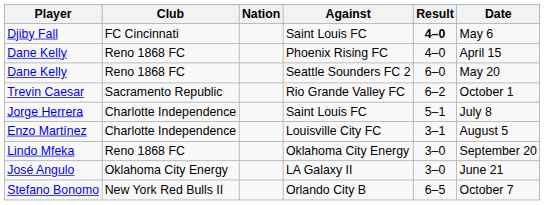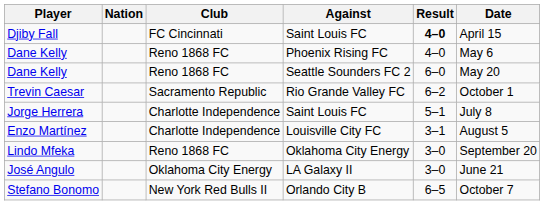columns swapped: (261, 14) <-> (170, 14)
(476, 33) May 6 -> (480, 33) April 15
(480, 53) April 15 -> (476, 53) May 6
